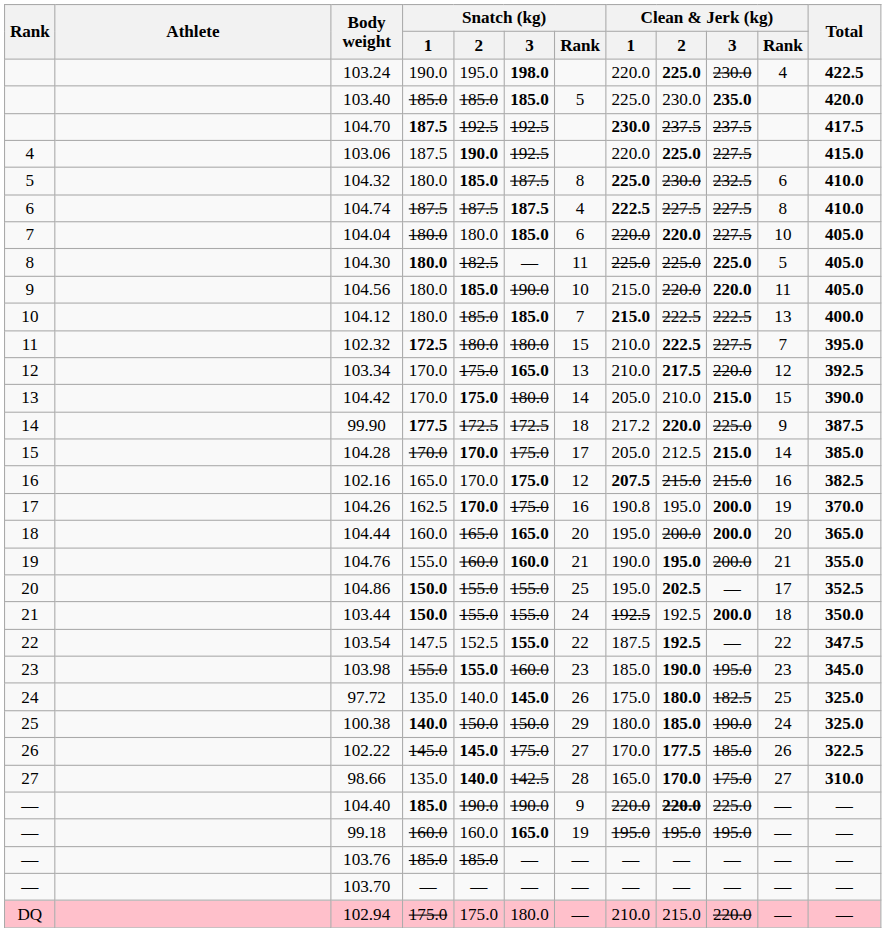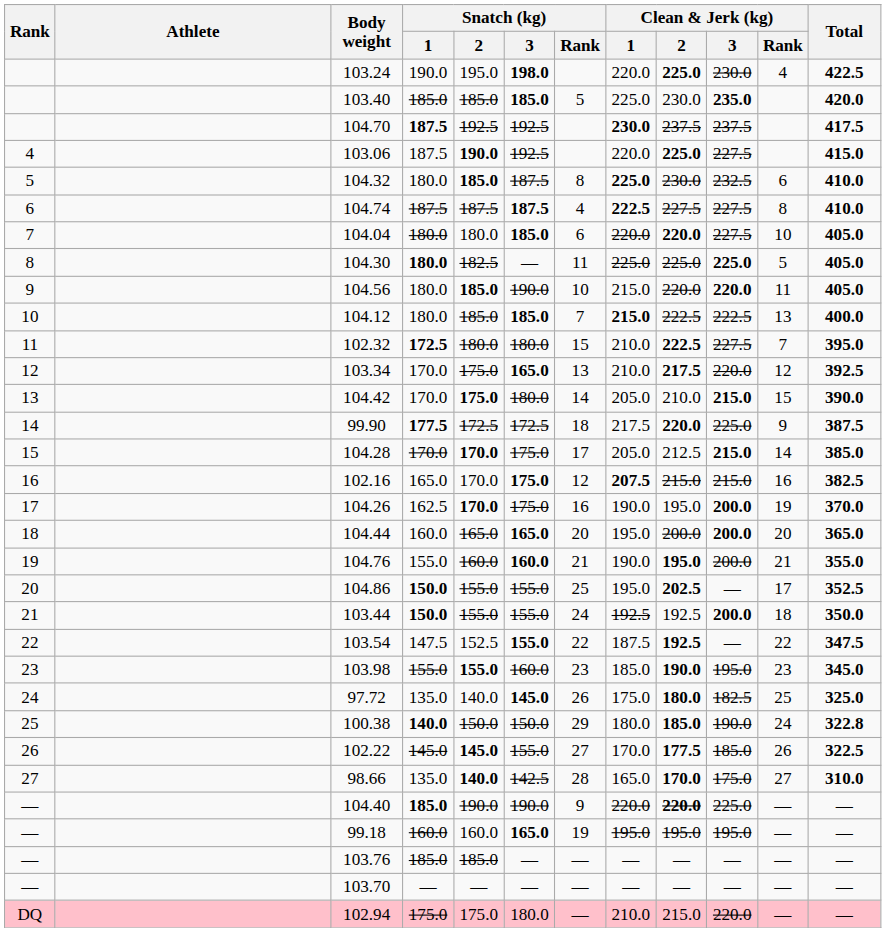(631, 425) 217.2 -> (631, 425) 217.5
(631, 506) 190.8 -> (631, 506) 190.0
(844, 724) 325.0 -> (844, 724) 322.8
(529, 751) 175.0 -> (529, 751) 155.0
